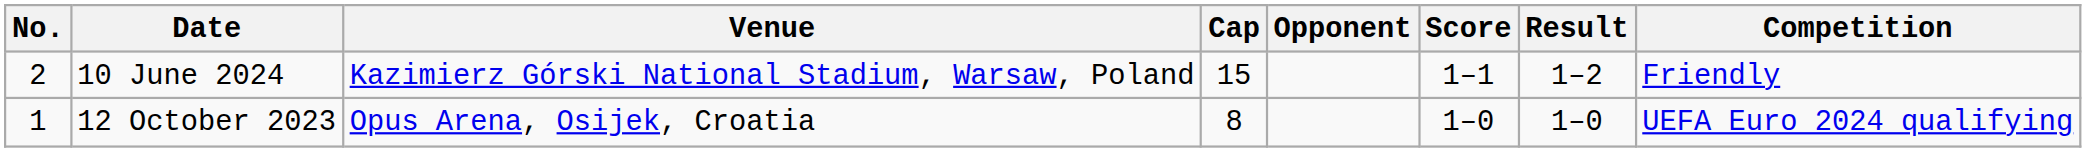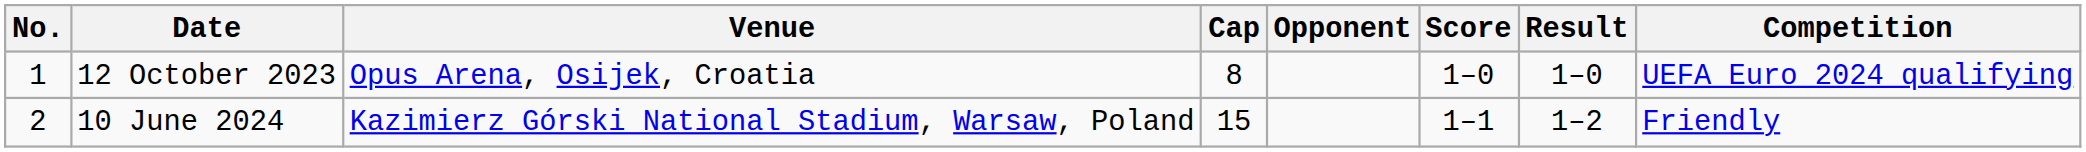rows swapped: (207, 122) <-> (181, 75)
